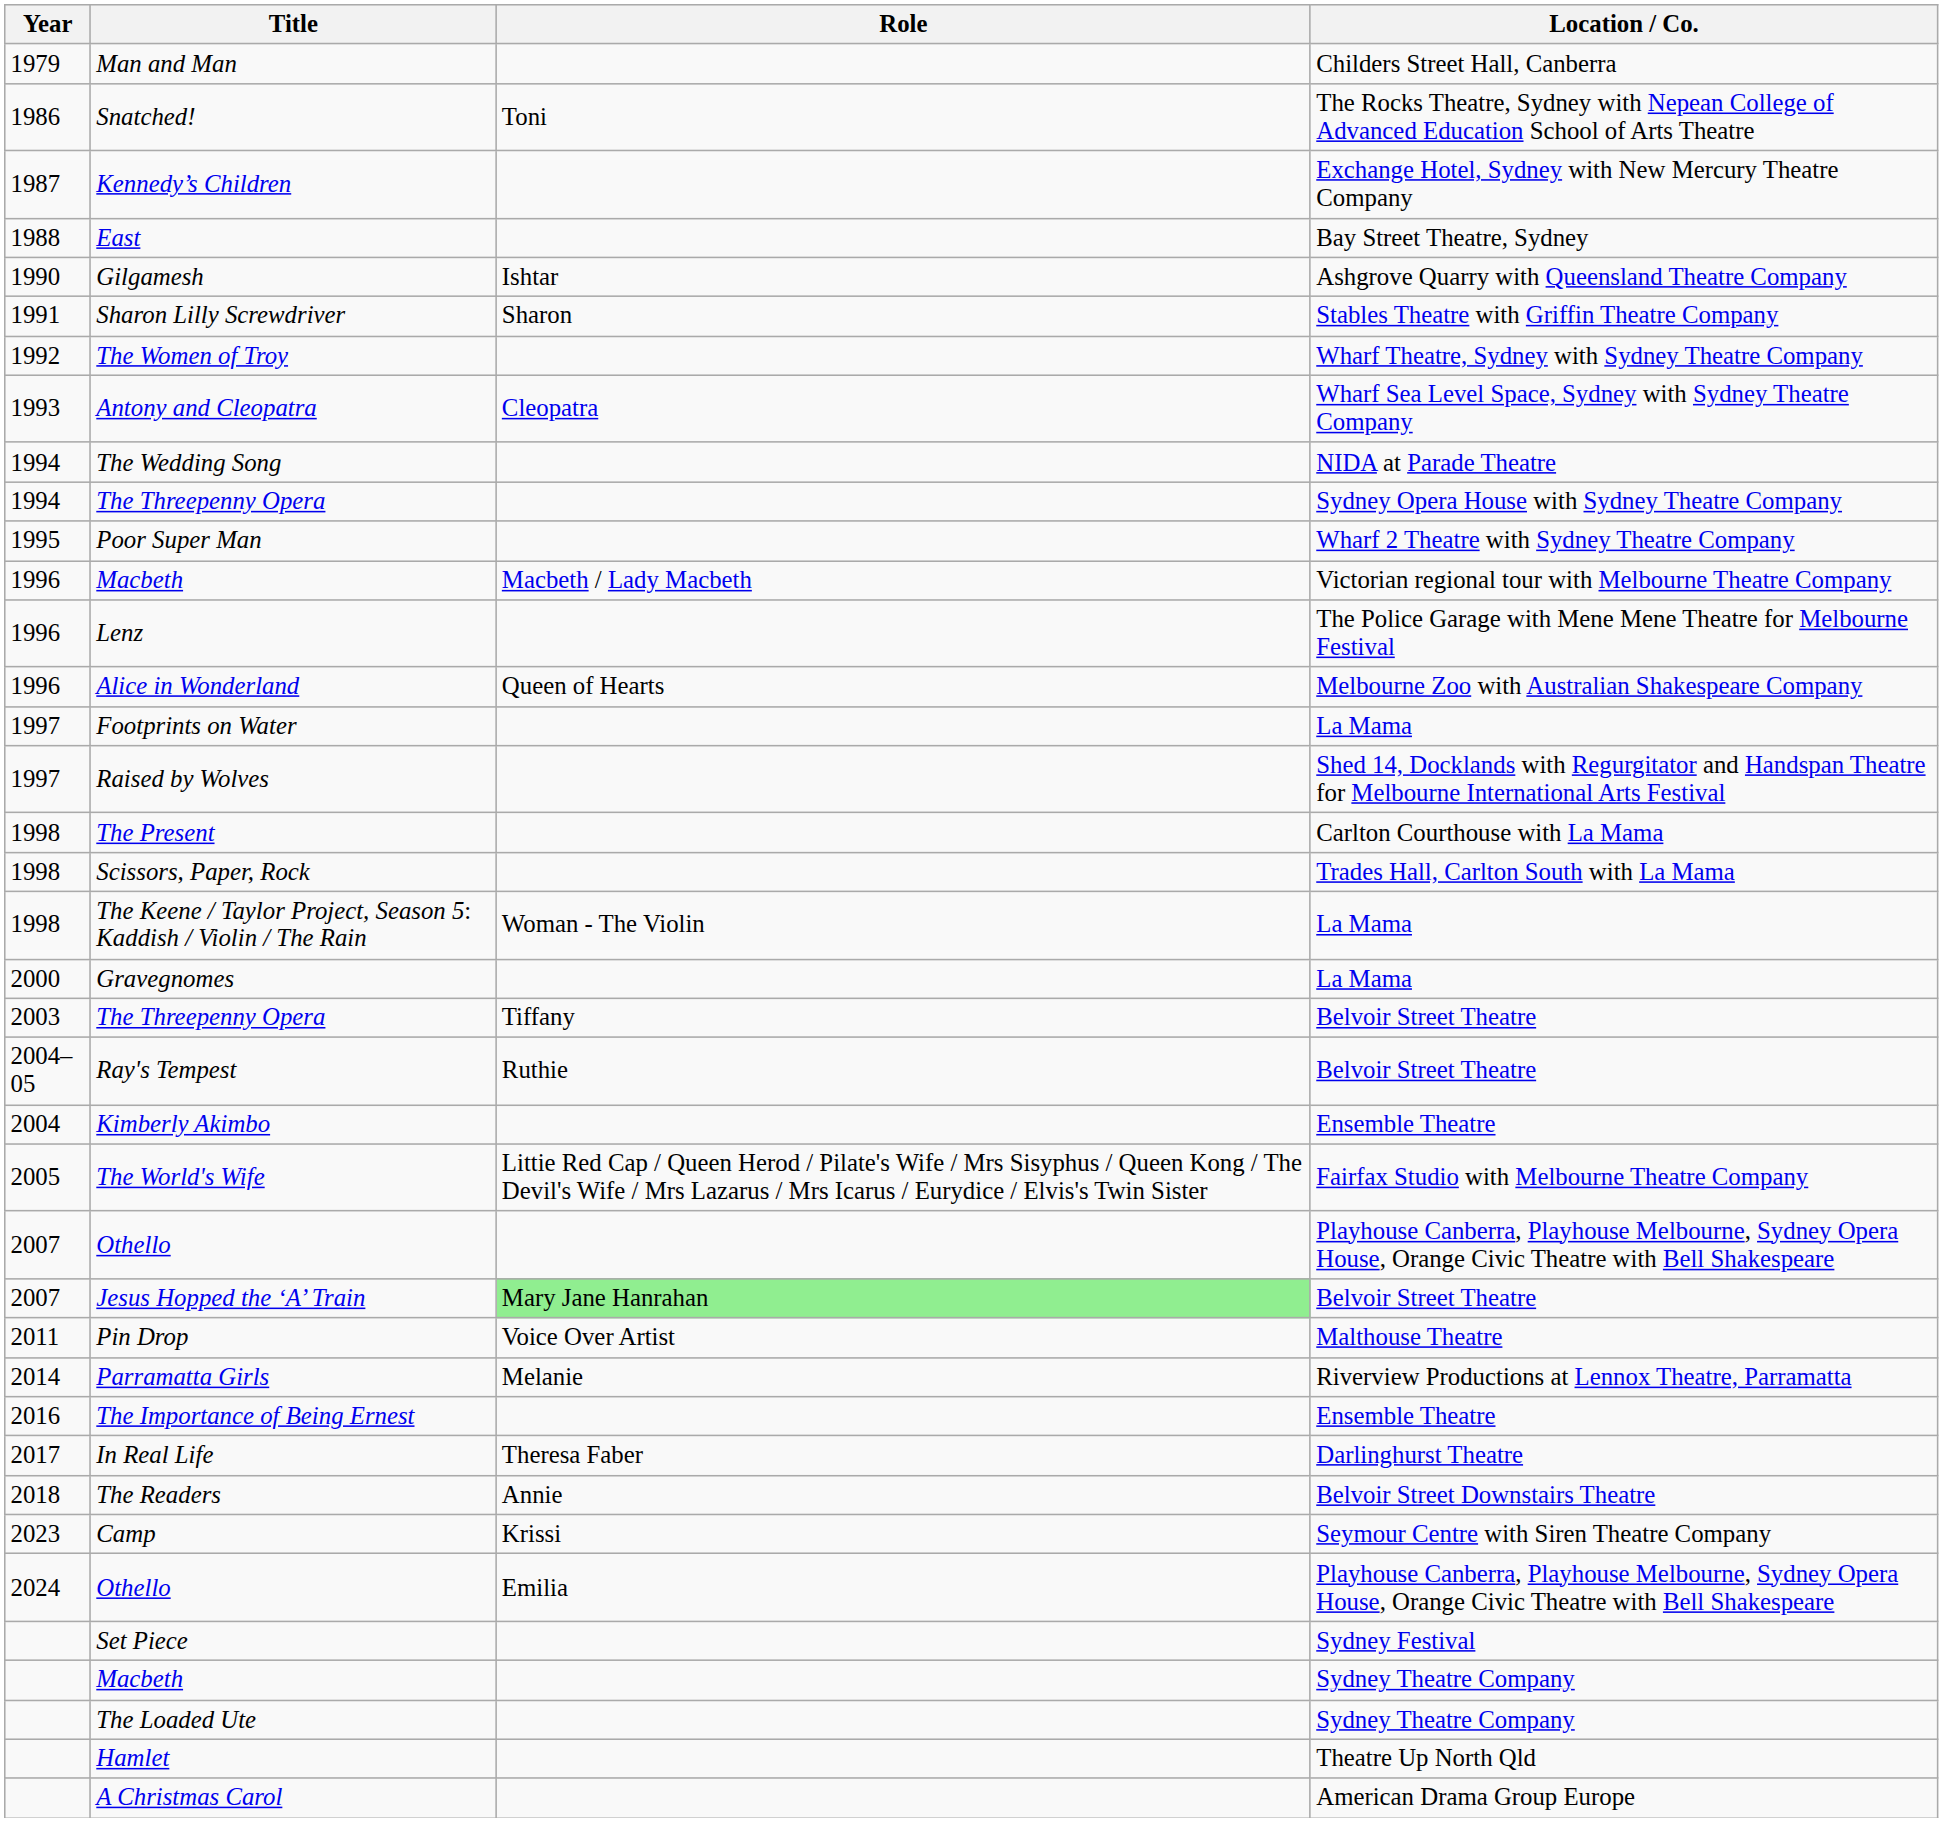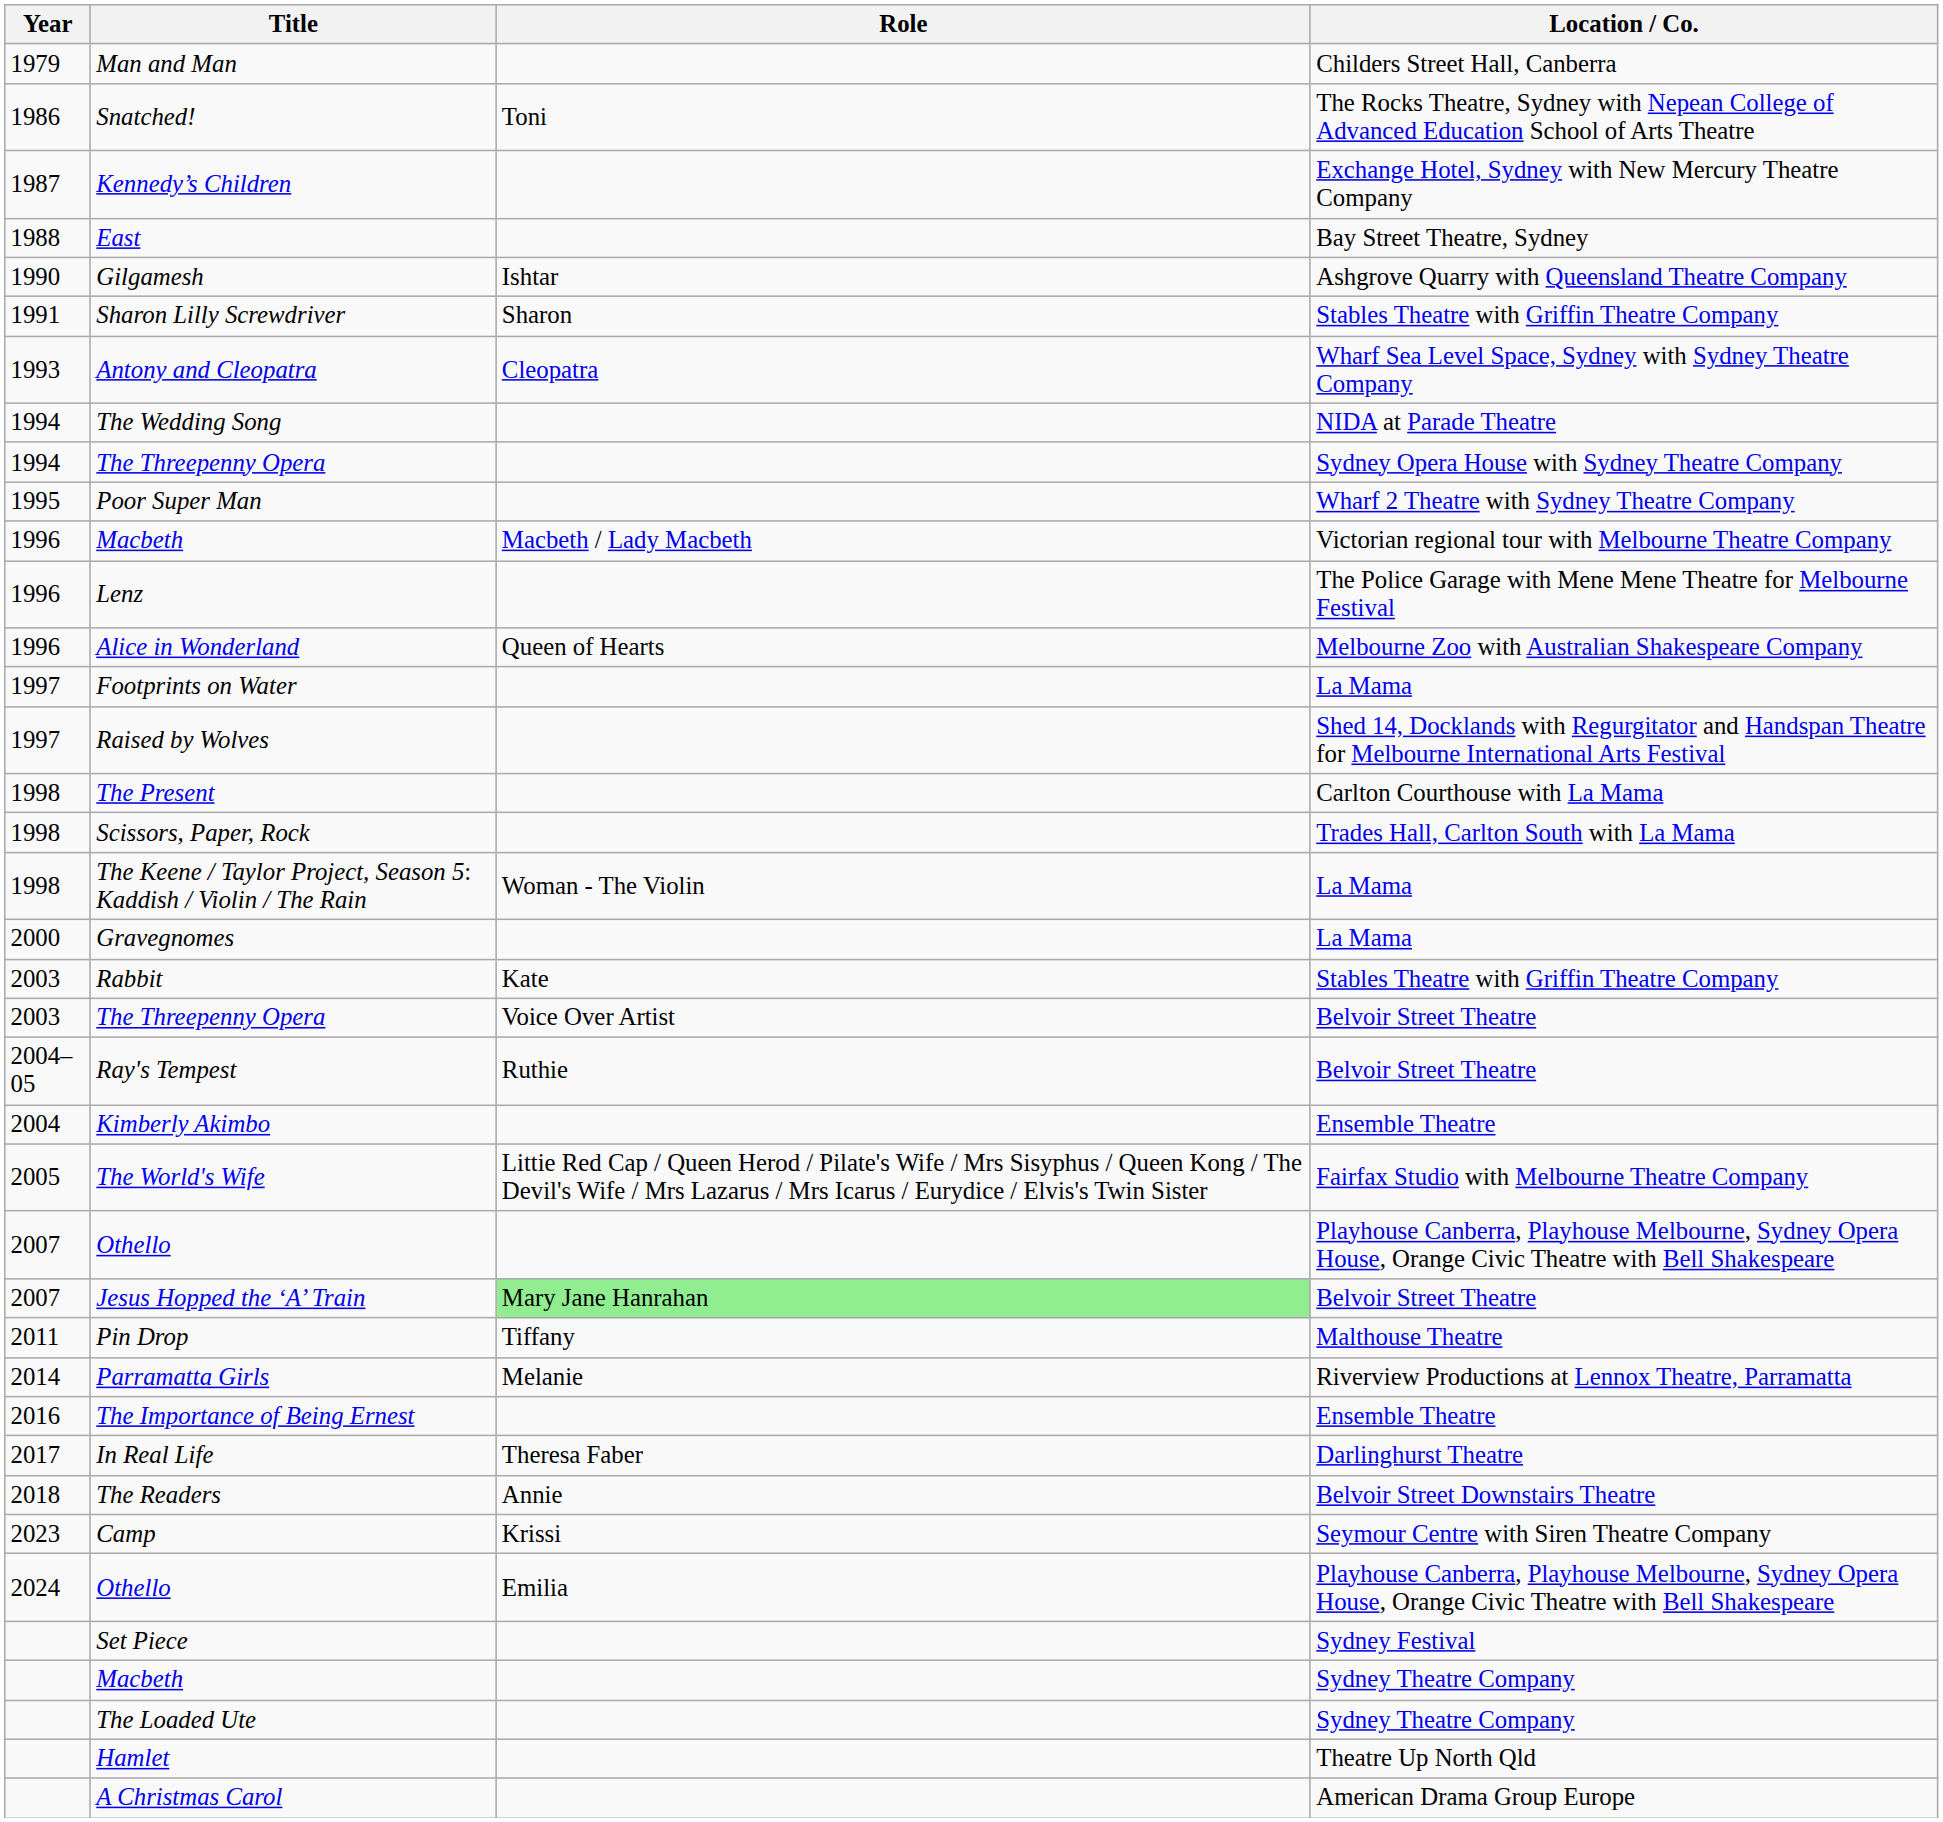- row: (35, 355)
+ row: (35, 978)
(538, 1017) Tiffany -> (588, 1017) Voice Over Artist
(588, 1337) Voice Over Artist -> (538, 1337) Tiffany
